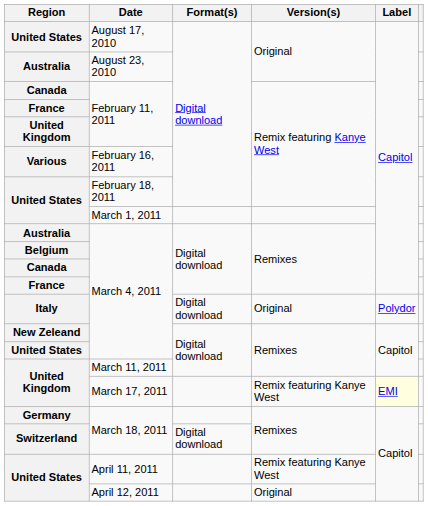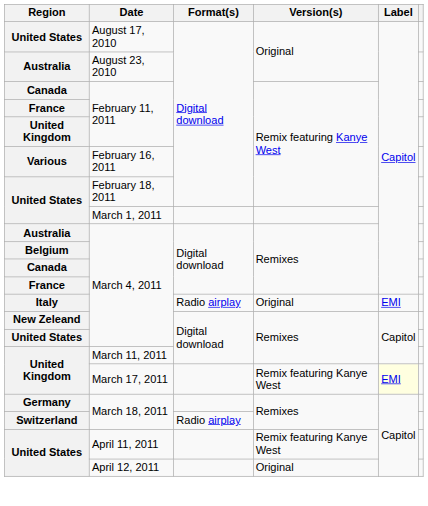(199, 309) Digital download -> (208, 302) Radio airplay
(397, 309) Polydor -> (391, 302) EMI
(199, 439) Digital download -> (208, 420) Radio airplay
